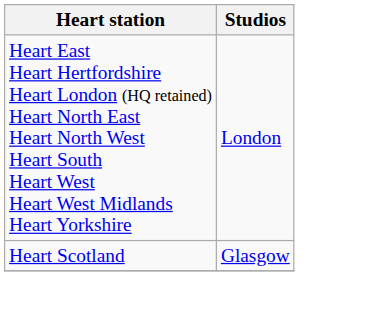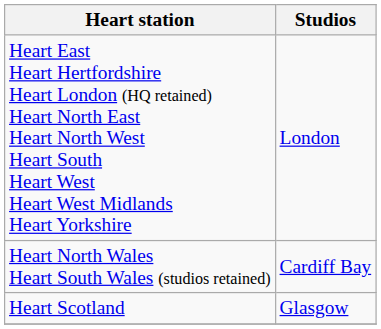+ row: (140, 266)
